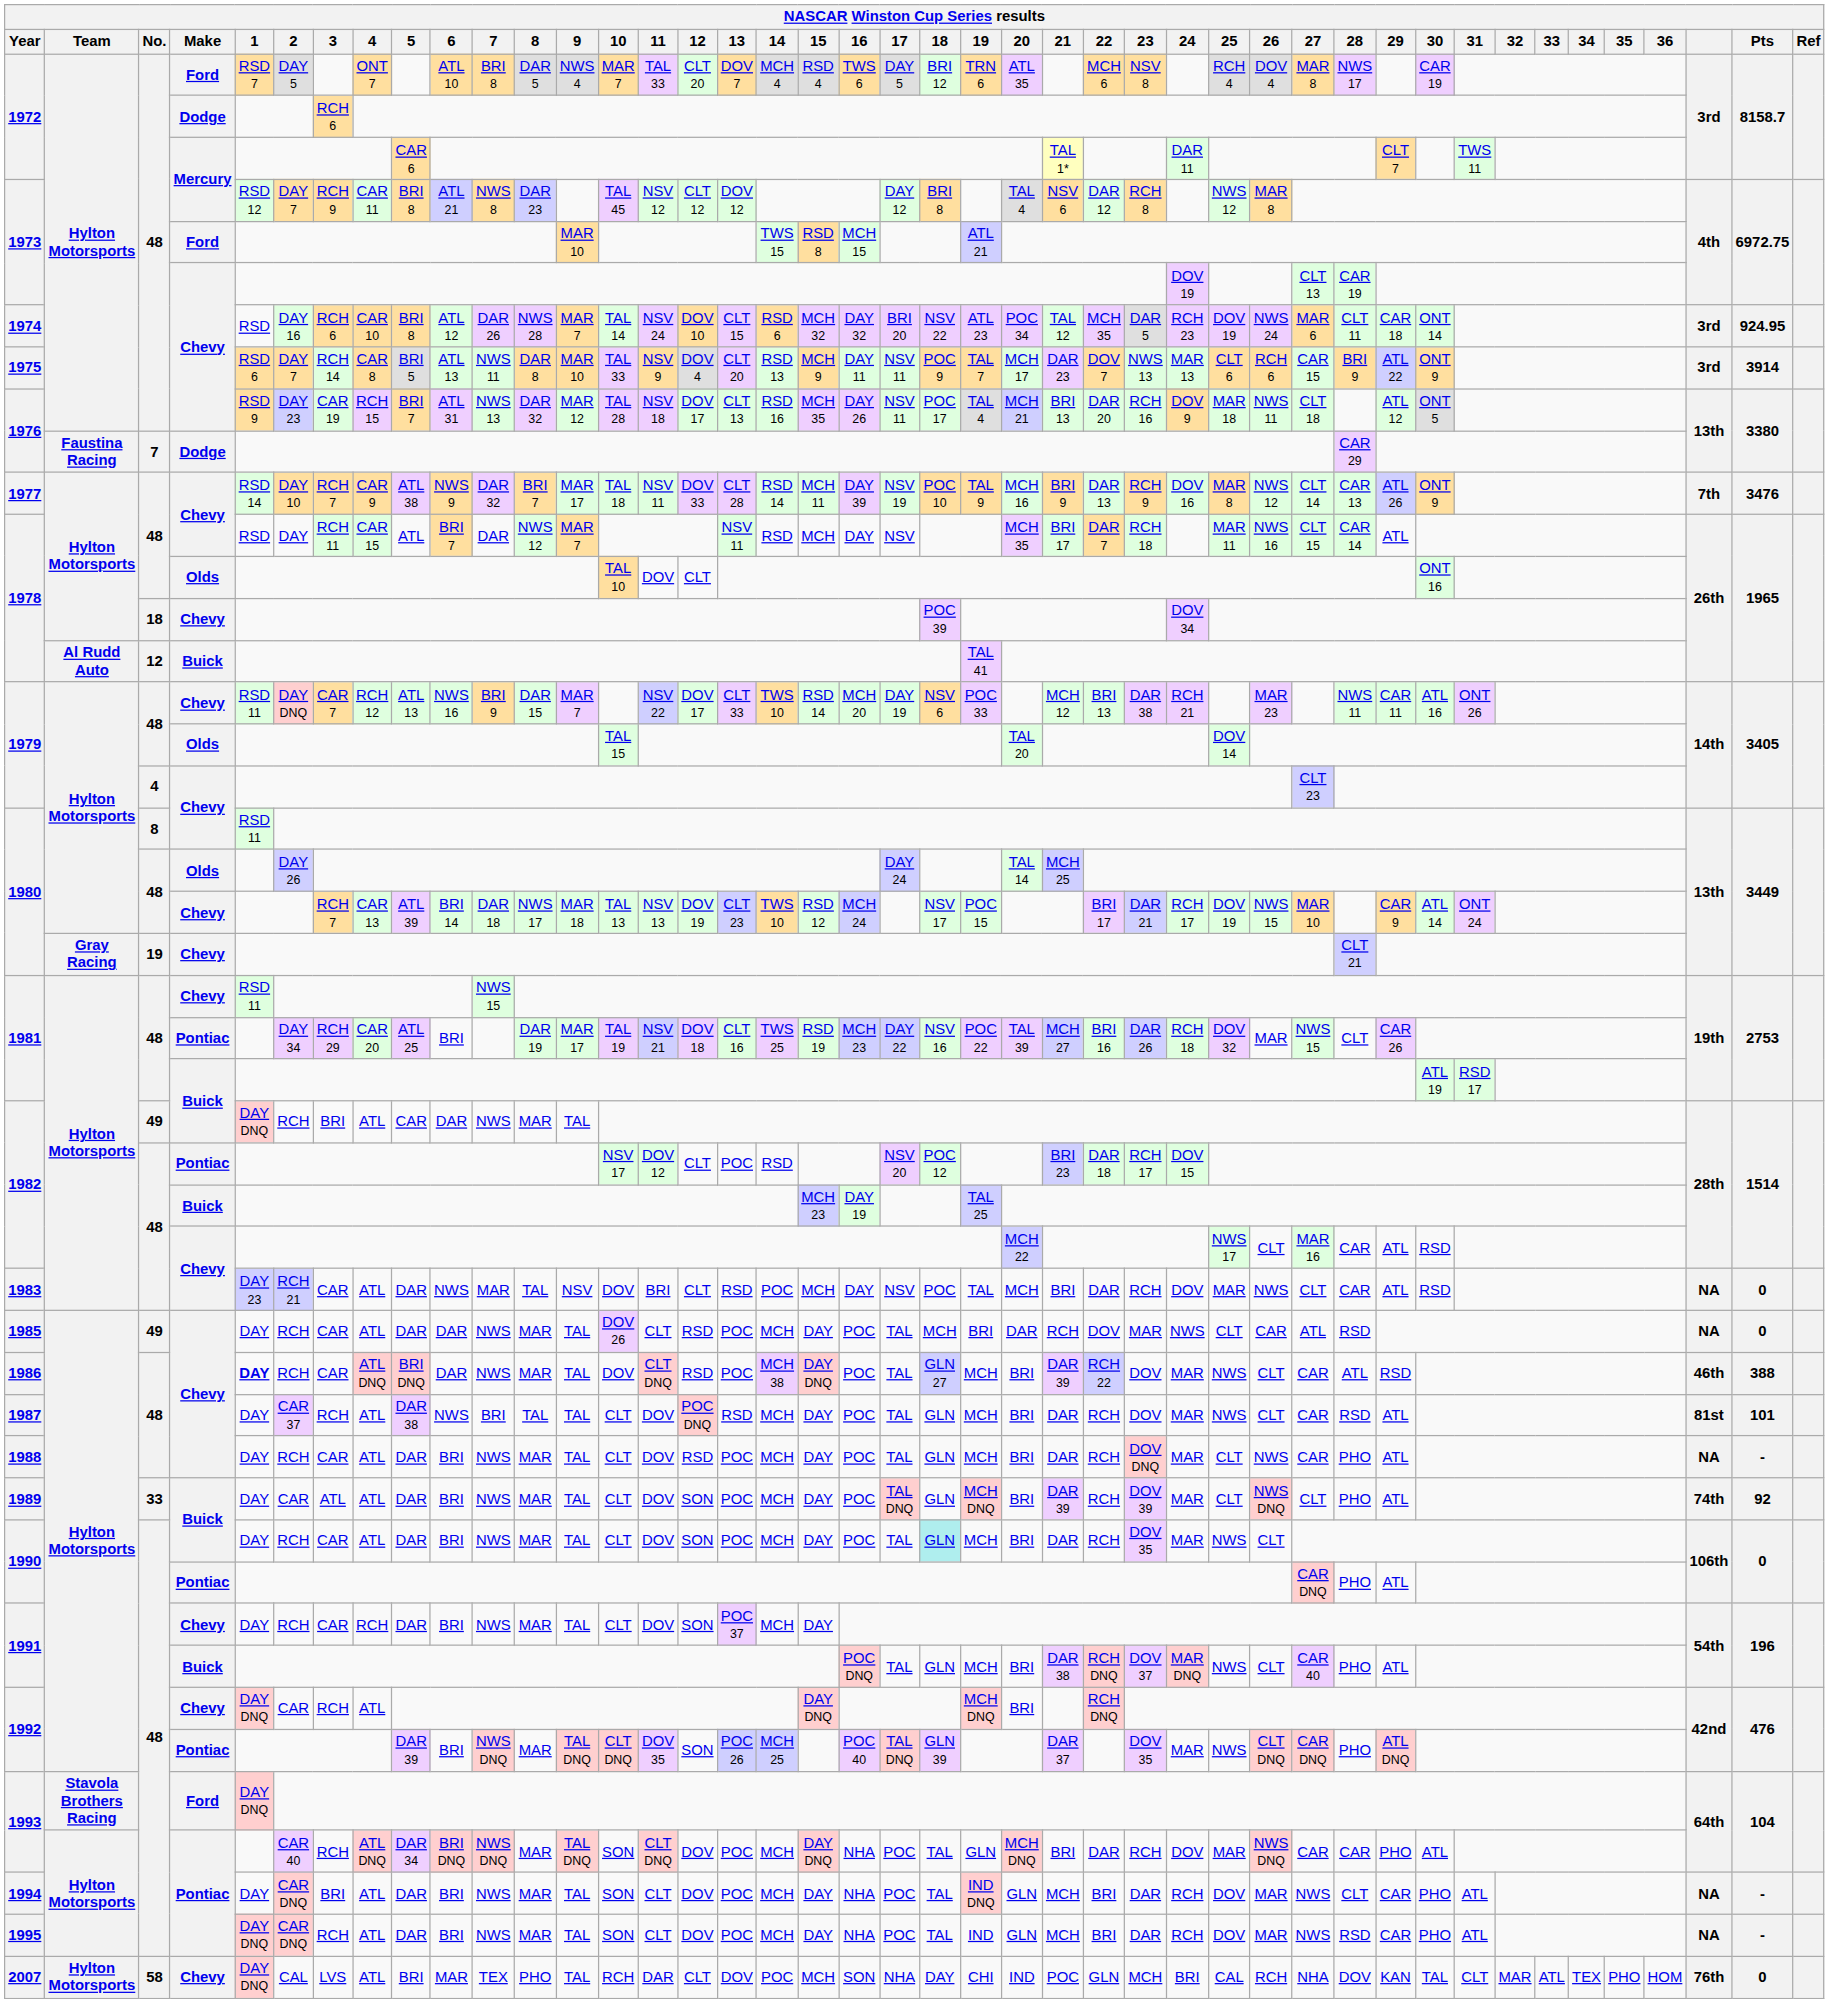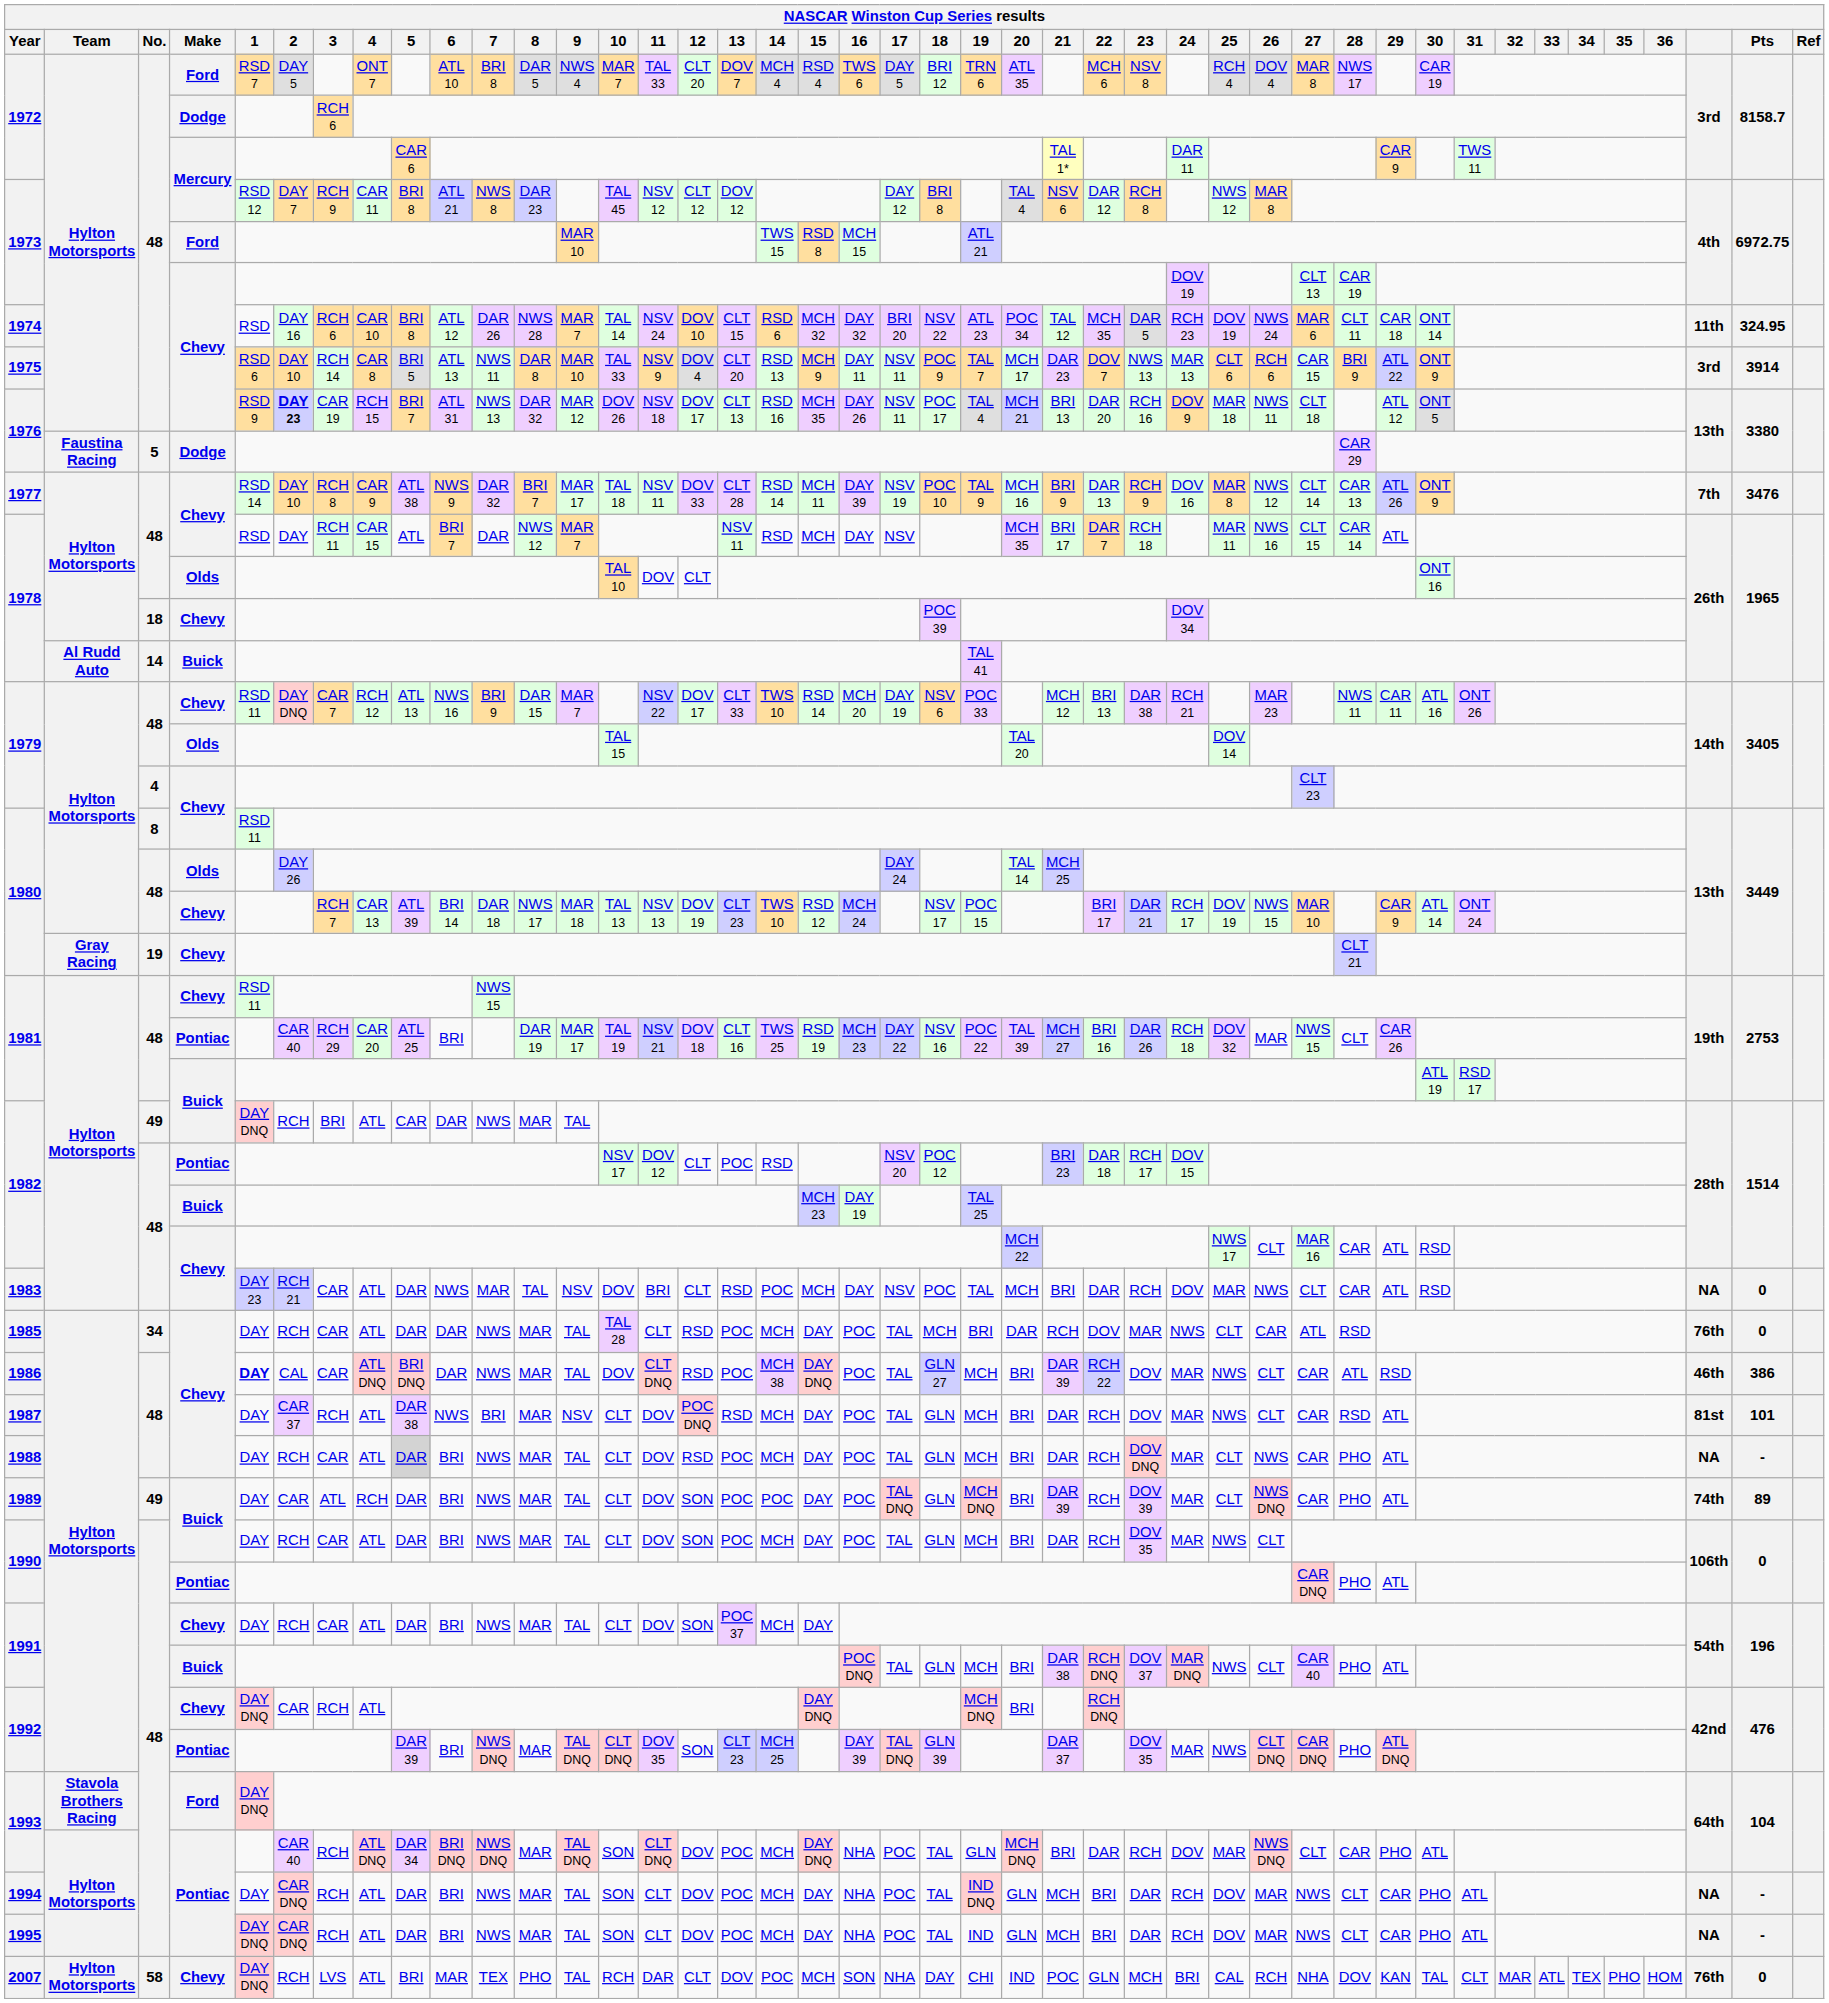(1395, 158) CLT 7 -> (1395, 158) CAR 9
(1709, 326) 3rd -> (1709, 326) 11th
(1762, 326) 924.95 -> (1762, 326) 324.95
(293, 367) DAY 7 -> (293, 367) DAY 10
(293, 409) normal -> (293, 410) bold
(618, 409) TAL 28 -> (618, 409) DOV 26
(154, 452) 7 -> (154, 452) 5
(333, 493) RCH 7 -> (333, 493) RCH 8
(154, 661) 12 -> (154, 661) 14
(293, 1037) DAY 34 -> (293, 1037) CAR 40
(154, 1331) 49 -> (154, 1331) 34
(618, 1331) DOV 26 -> (618, 1331) TAL 28
(1709, 1331) NA -> (1709, 1331) 76th
(293, 1373) RCH -> (293, 1373) CAL
(1762, 1373) 388 -> (1762, 1373) 386
(535, 1415) TAL -> (535, 1415) MAR
(577, 1415) TAL -> (577, 1415) NSV
(411, 1457) no background -> (411, 1457) lightgrey background
(154, 1499) 33 -> (154, 1499) 49
(372, 1499) ATL -> (372, 1499) RCH
(777, 1499) MCH -> (777, 1499) POC
(1313, 1499) CLT -> (1313, 1499) CAR
(1762, 1499) 92 -> (1762, 1499) 89
(940, 1541) paleturquoise background -> (940, 1541) no background
(372, 1625) RCH -> (372, 1625) ATL
(737, 1750) POC 26 -> (737, 1750) CLT 23
(859, 1750) POC 40 -> (859, 1750) DAY 39
(1313, 1851) CAR -> (1313, 1851) CLT
(333, 1893) BRI -> (333, 1893) RCH
(1355, 1935) RSD -> (1355, 1935) CLT
(293, 1977) CAL -> (293, 1977) RCH
